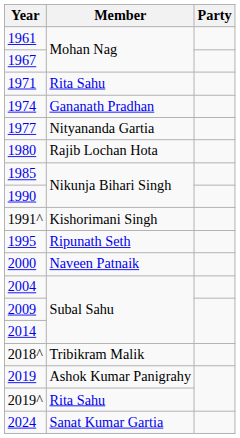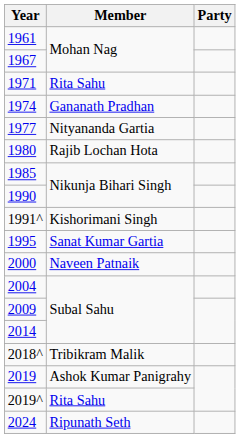(90, 241) Ripunath Seth -> (106, 241) Sanat Kumar Gartia
(106, 422) Sanat Kumar Gartia -> (90, 422) Ripunath Seth
